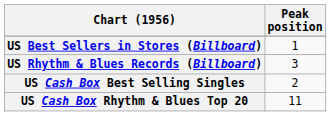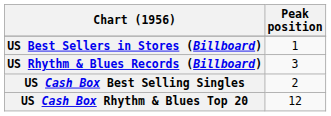(295, 102) 11 -> (295, 102) 12
